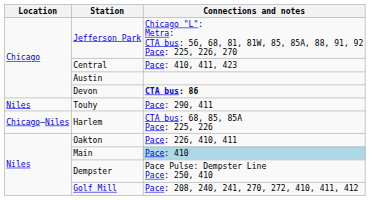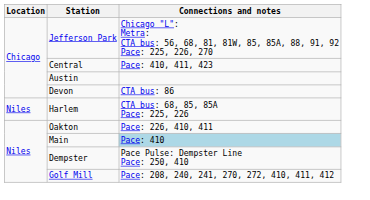(172, 91) bold -> (147, 91) normal
- row: (85, 104)
(38, 122) Chicago–Niles -> (18, 109) Niles
